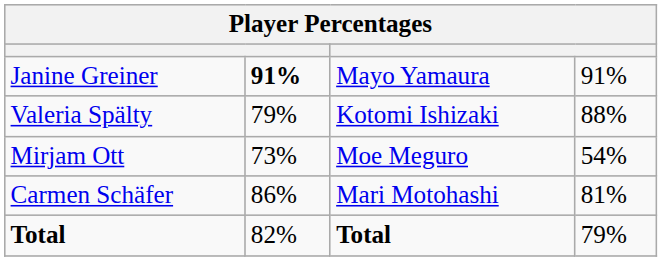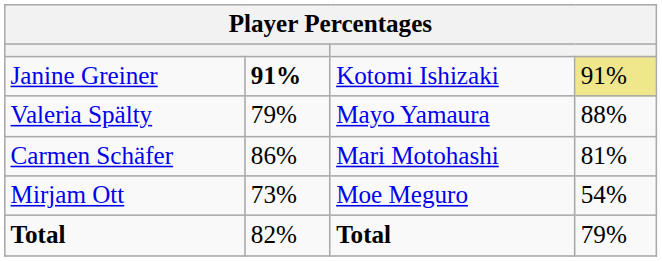(413, 75) Mayo Yamaura -> (417, 75) Kotomi Ishizaki
(604, 75) no background -> (604, 75) khaki background
(417, 115) Kotomi Ishizaki -> (413, 115) Mayo Yamaura
rows swapped: (92, 195) <-> (67, 155)
